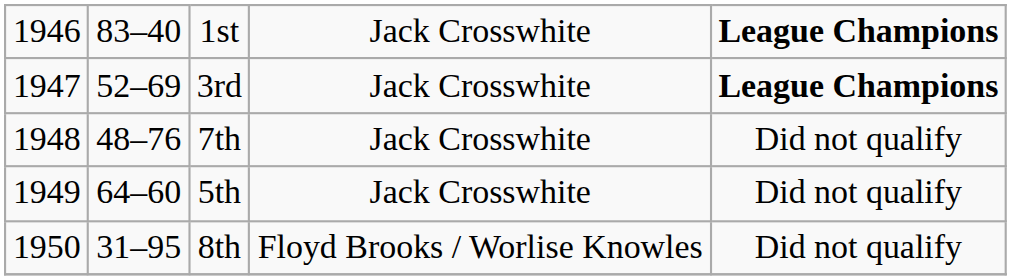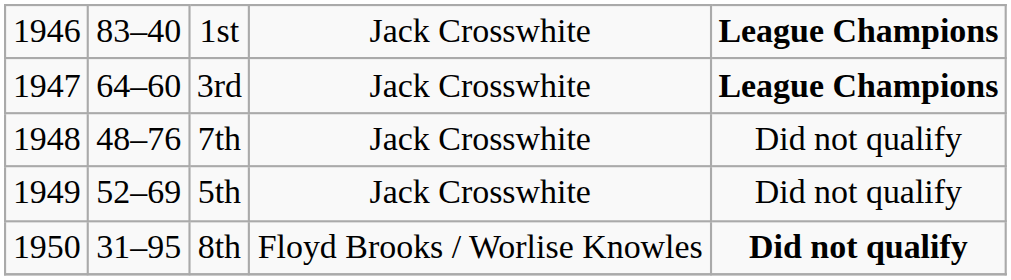(139, 85) 52–69 -> (139, 85) 64–60
(139, 192) 64–60 -> (139, 192) 52–69
(858, 246) normal -> (858, 246) bold
